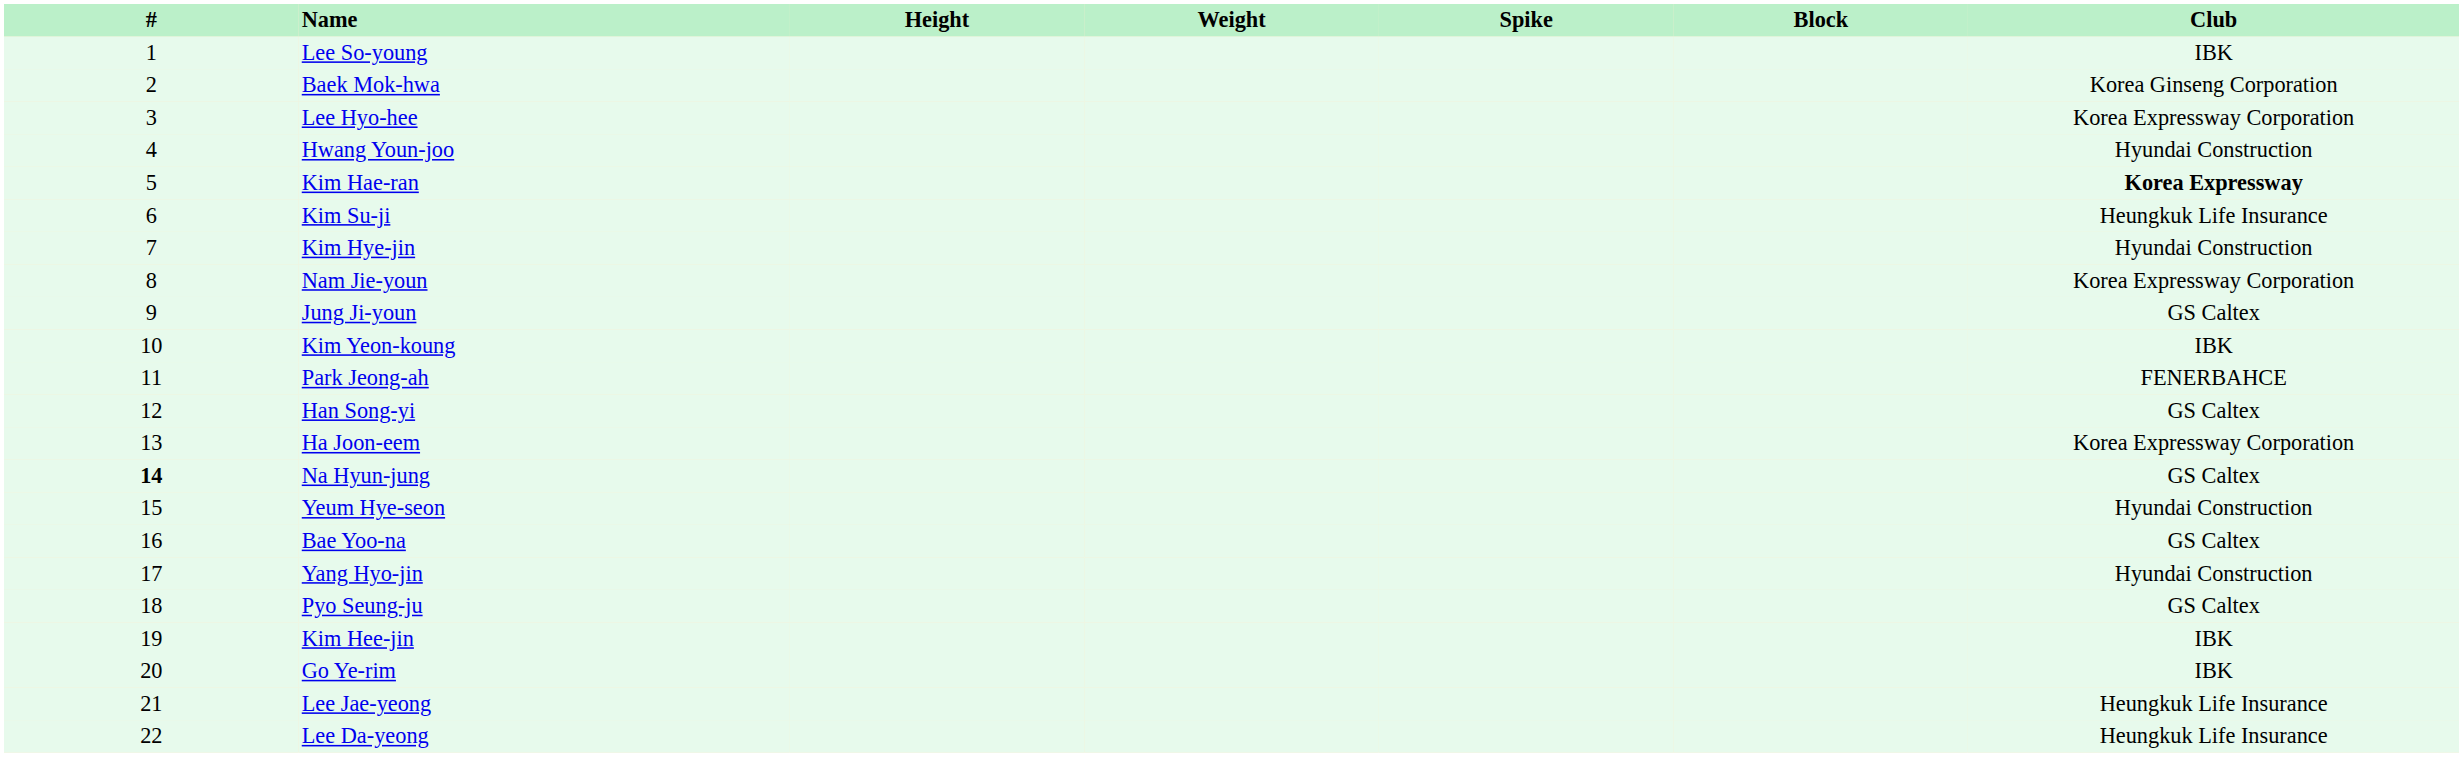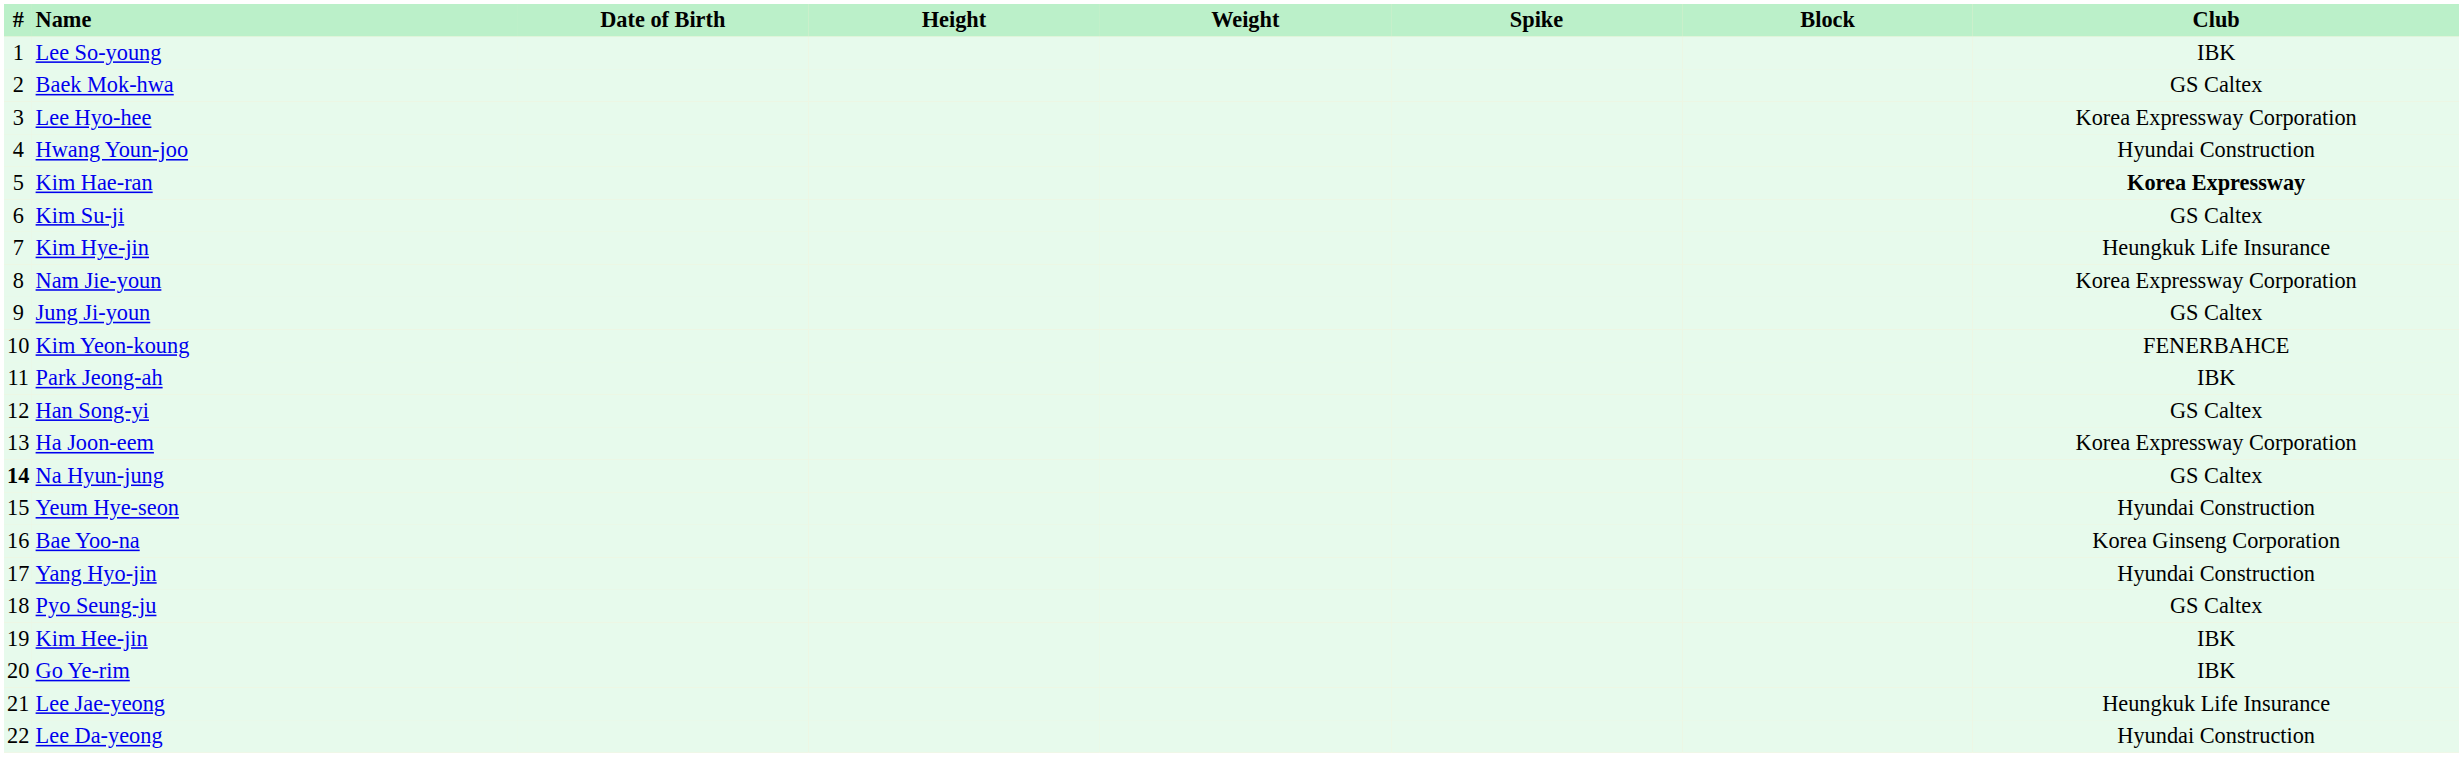+ column: (663, 20)
(2214, 85) Korea Ginseng Corporation -> (2216, 85) GS Caltex
(2214, 215) Heungkuk Life Insurance -> (2216, 215) GS Caltex
(2214, 247) Hyundai Construction -> (2216, 247) Heungkuk Life Insurance
(2214, 345) IBK -> (2216, 345) FENERBAHCE
(2214, 378) FENERBAHCE -> (2216, 378) IBK
(2214, 540) GS Caltex -> (2216, 540) Korea Ginseng Corporation
(2214, 736) Heungkuk Life Insurance -> (2216, 736) Hyundai Construction
